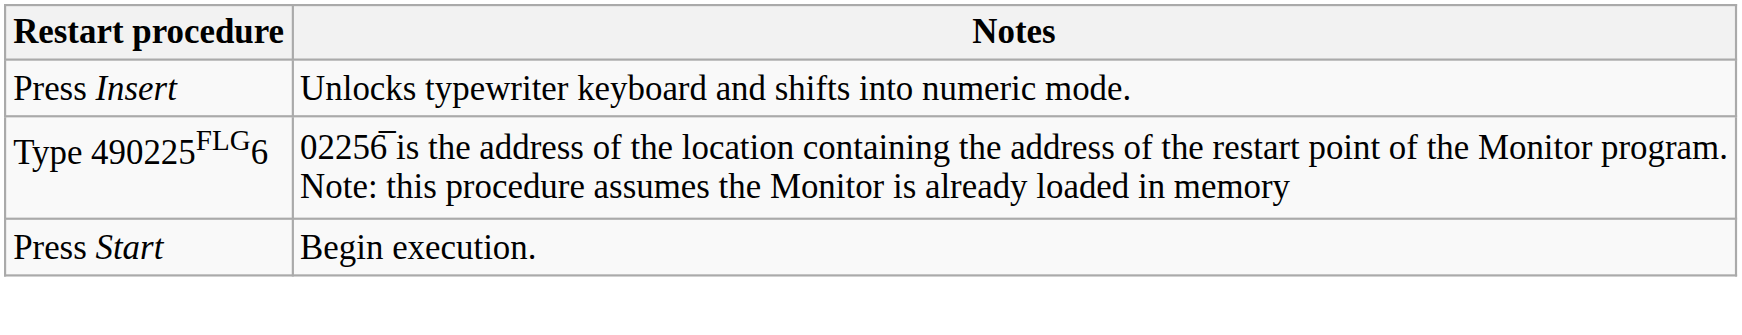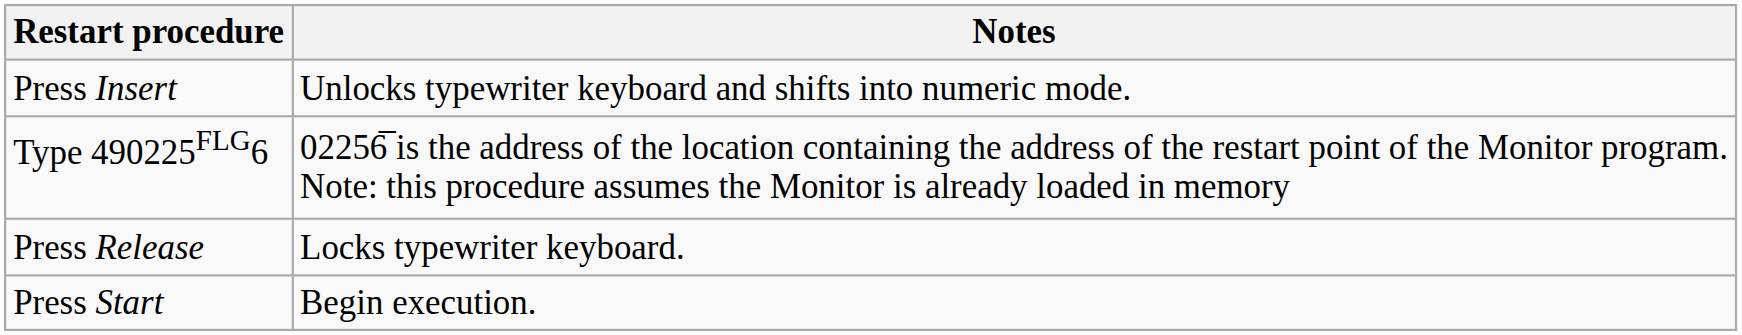+ row: (109, 246)
